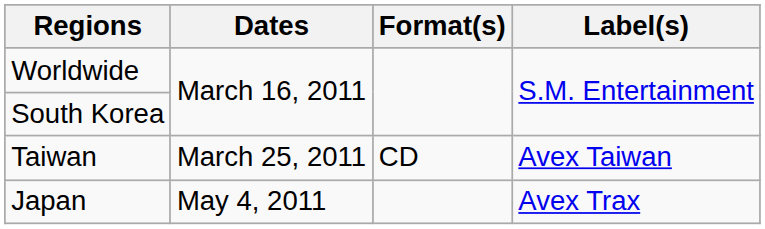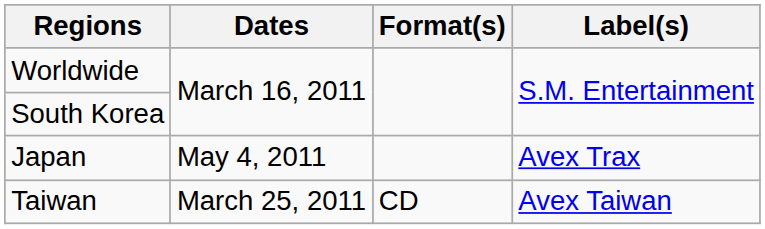rows swapped: (54, 157) <-> (49, 200)
